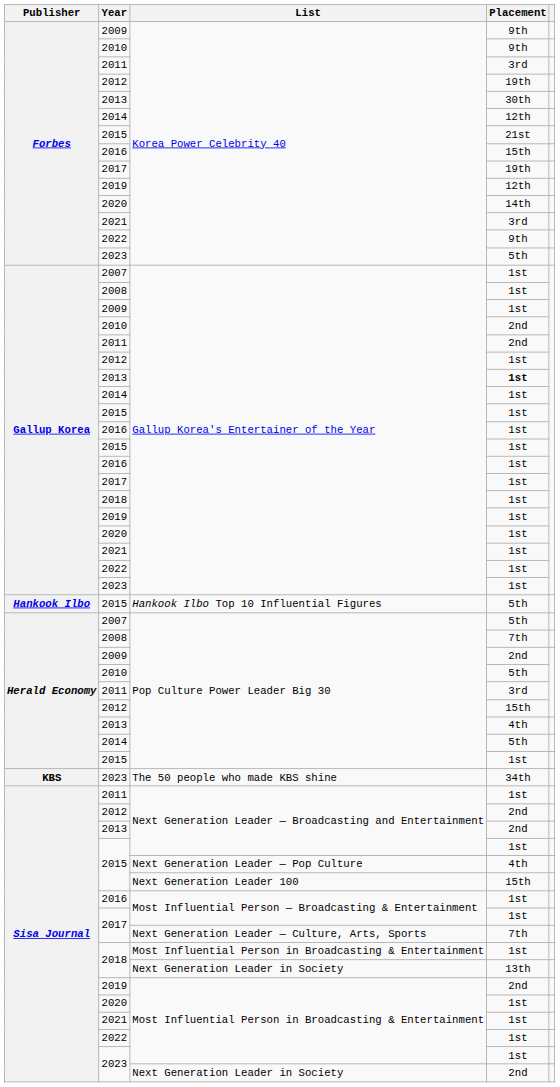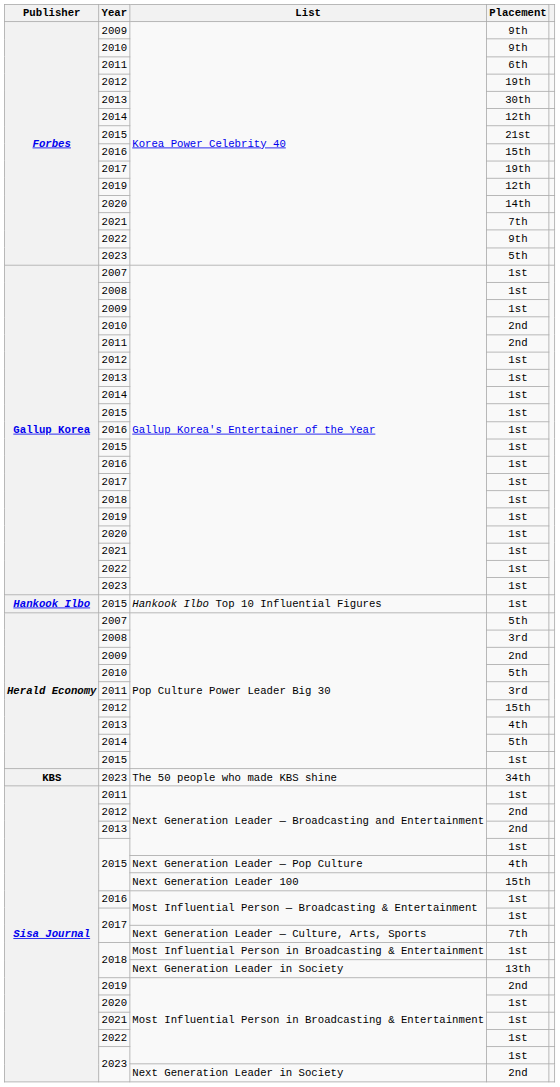(518, 65) 3rd -> (518, 65) 6th
(518, 222) 3rd -> (518, 222) 7th
(518, 378) bold -> (518, 378) normal
(518, 604) 5th -> (518, 604) 1st
(518, 639) 7th -> (518, 639) 3rd
